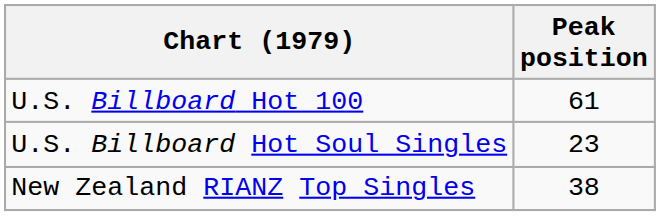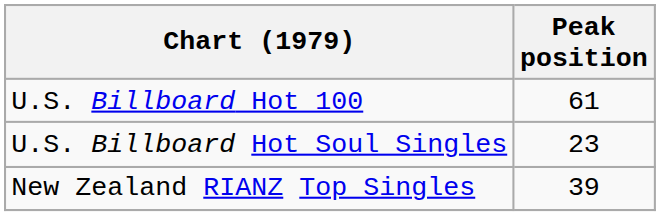(584, 188) 38 -> (584, 188) 39
